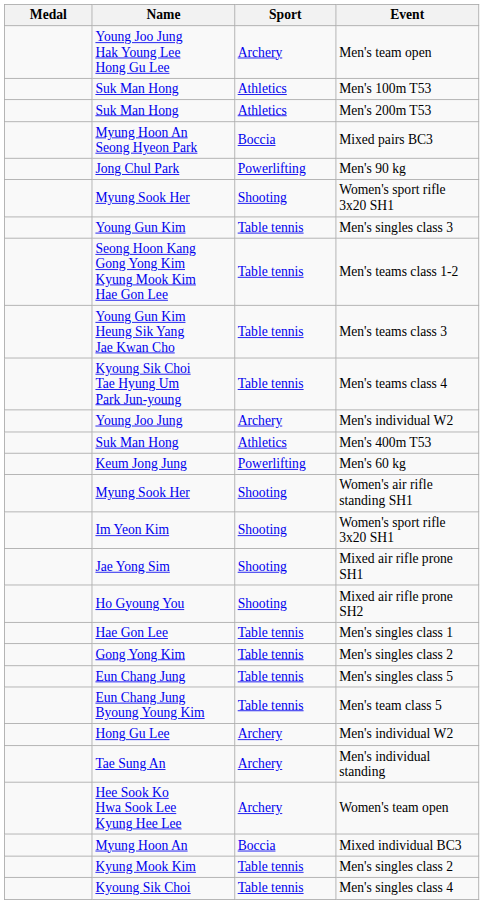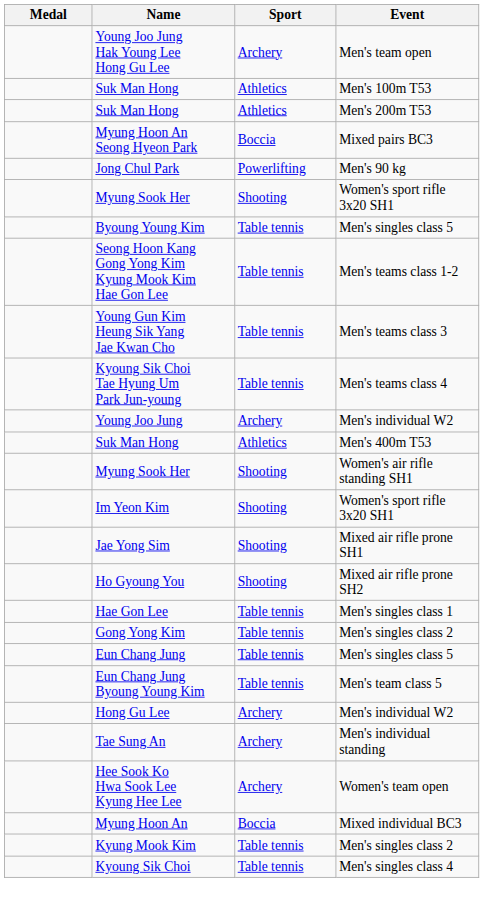- row: (140, 227)
+ row: (150, 227)
- row: (141, 463)
